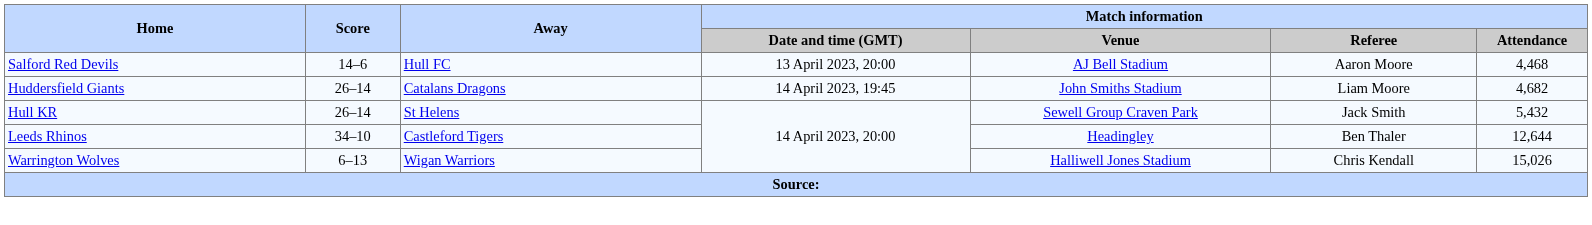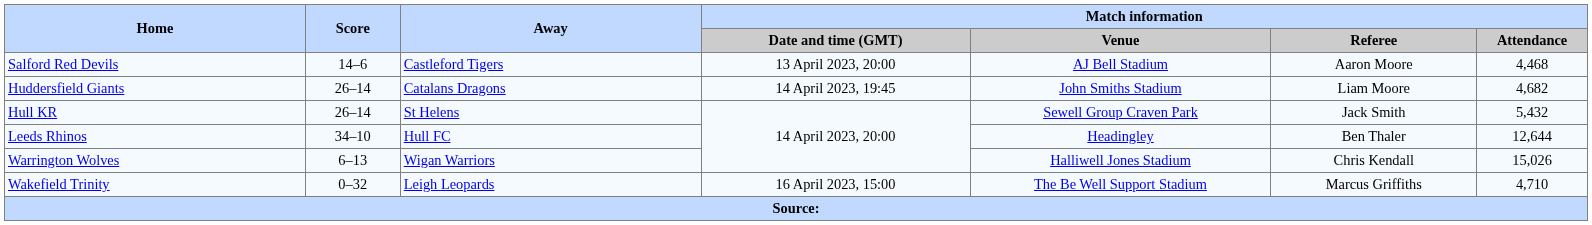(427, 64) Hull FC -> (454, 64) Castleford Tigers
(454, 136) Castleford Tigers -> (427, 136) Hull FC
+ row: (59, 184)
